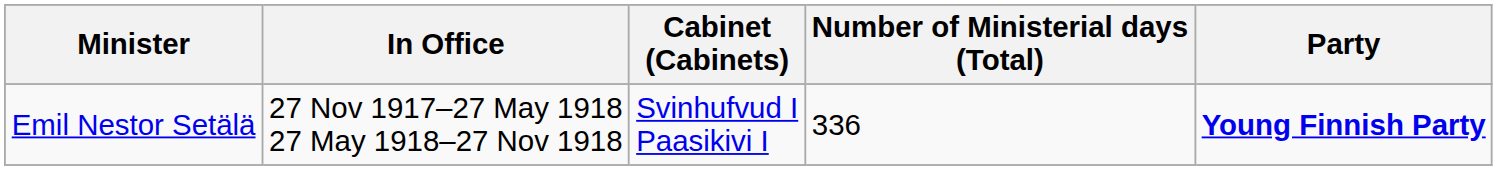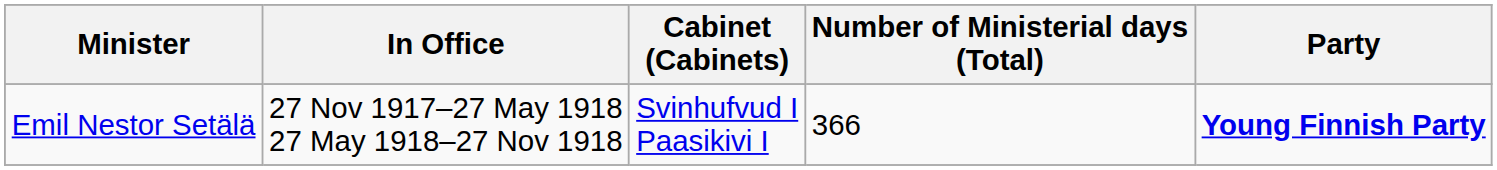(836, 124) 336 -> (836, 124) 366
